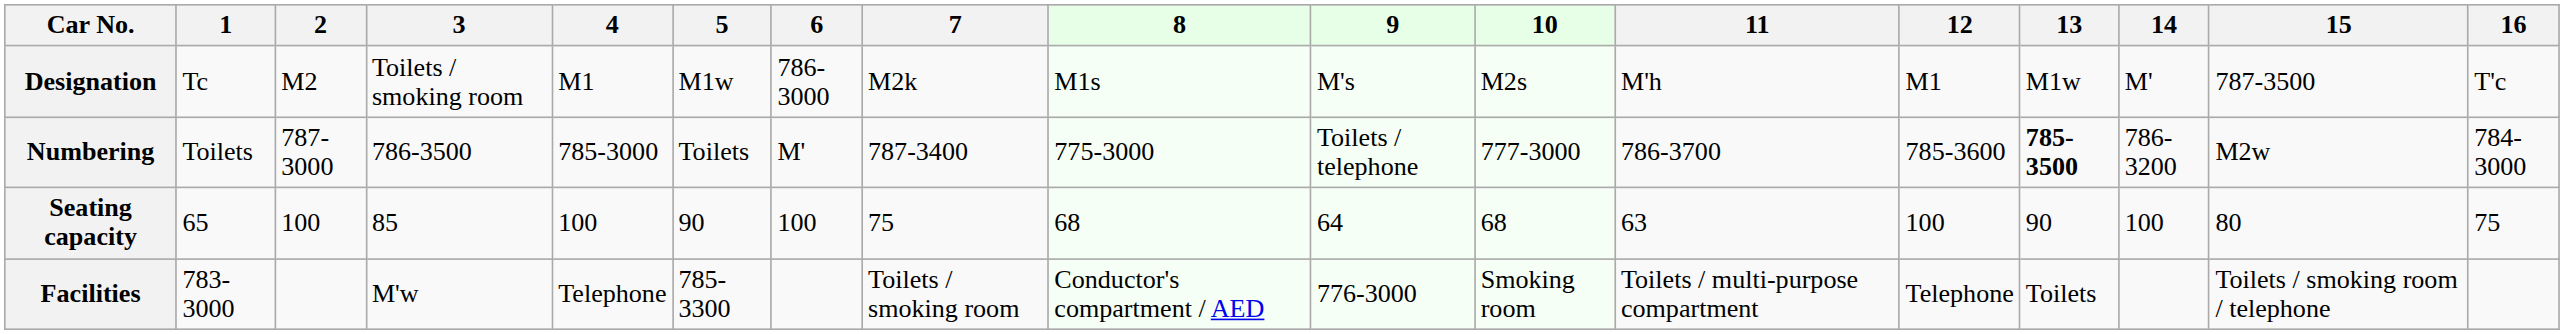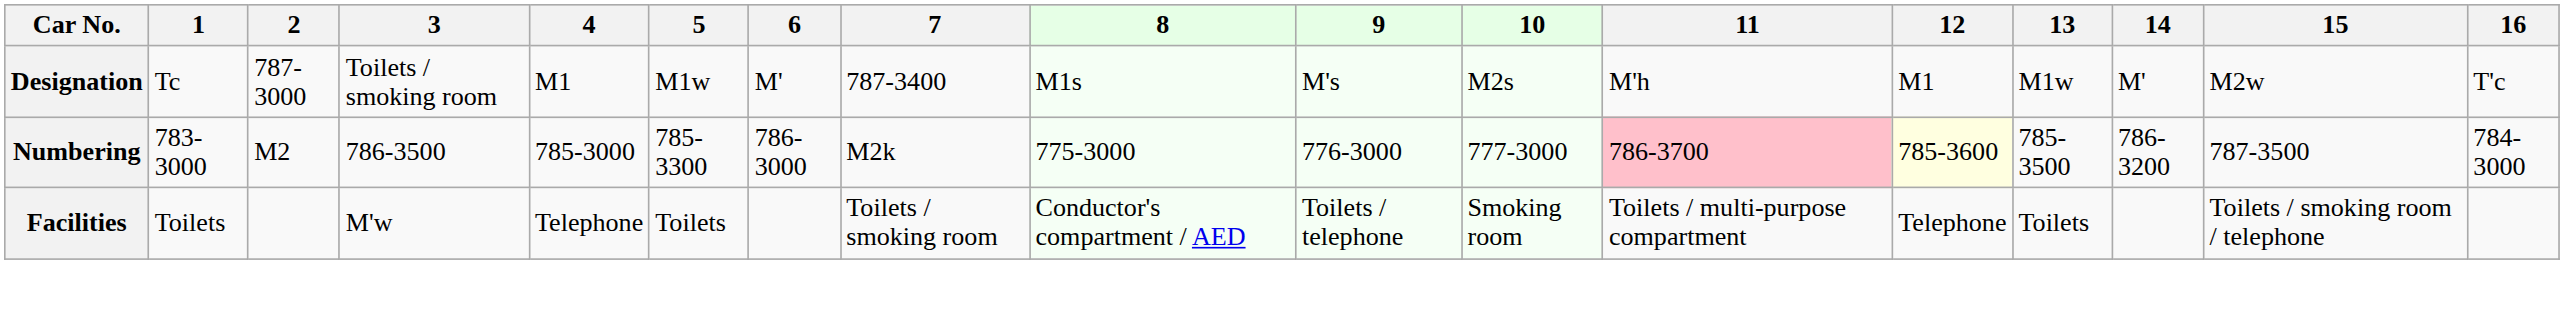(299, 81) M2 -> (280, 81) 787-3000
(803, 81) 786-3000 -> (769, 81) M'
(893, 81) M2k -> (896, 81) 787-3400
(2265, 81) 787-3500 -> (2237, 81) M2w
(218, 151) Toilets -> (181, 151) 783-3000
(307, 151) 787-3000 -> (272, 151) M2
(714, 151) Toilets -> (681, 151) 785-3300
(791, 151) M' -> (781, 151) 786-3000
(918, 151) 787-3400 -> (871, 151) M2k
(1368, 151) Toilets / telephone -> (1352, 151) 776-3000
(1671, 151) no background -> (1659, 151) pink background
(1956, 151) no background -> (1948, 151) lightyellow background
(2052, 151) bold -> (2045, 151) normal
(2243, 151) M2w -> (2259, 151) 787-3500
- row: (91, 222)
(208, 293) 783-3000 -> (190, 222) Toilets
(705, 293) 785-3300 -> (691, 222) Toilets
(1367, 293) 776-3000 -> (1353, 222) Toilets / telephone
